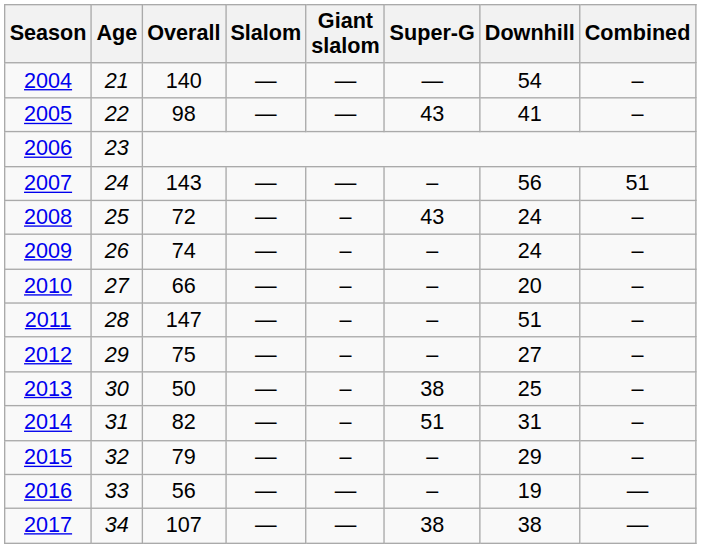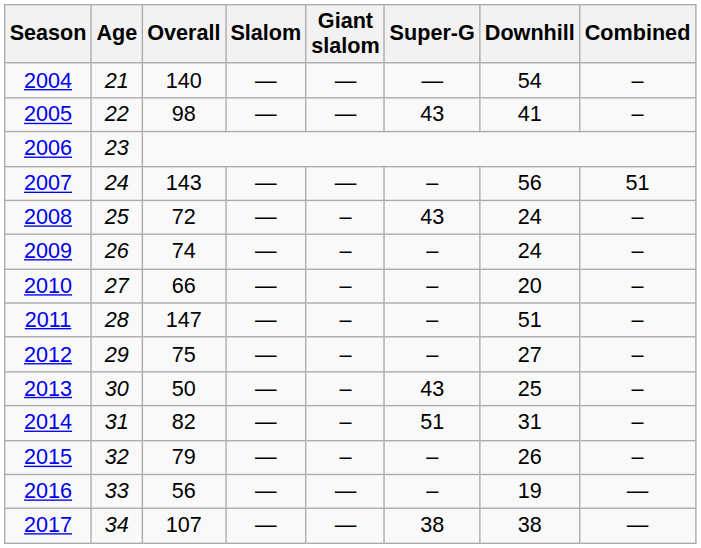(432, 388) 38 -> (432, 388) 43
(530, 457) 29 -> (530, 457) 26
